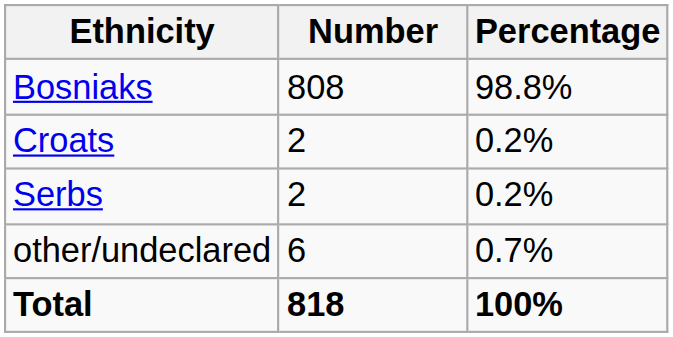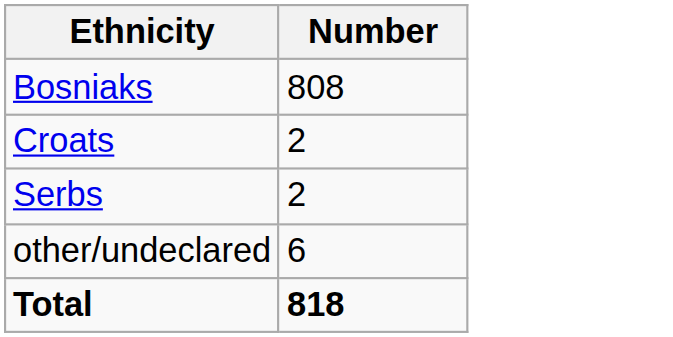- column: (568, 31)
